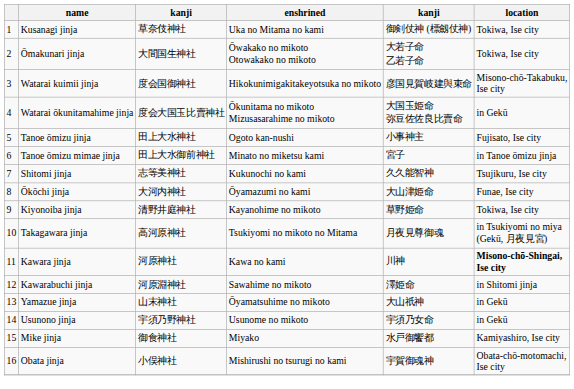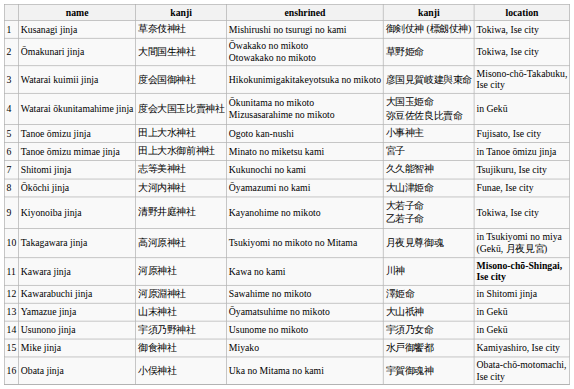(276, 29) Uka no Mitama no kami -> (288, 29) Mishirushi no tsurugi no kami
(405, 54) 大若子命 乙若子命 -> (405, 52) 草野姫命
(405, 209) 草野姫命 -> (405, 212) 大若子命 乙若子命
(288, 361) Mishirushi no tsurugi no kami -> (276, 371) Uka no Mitama no kami
